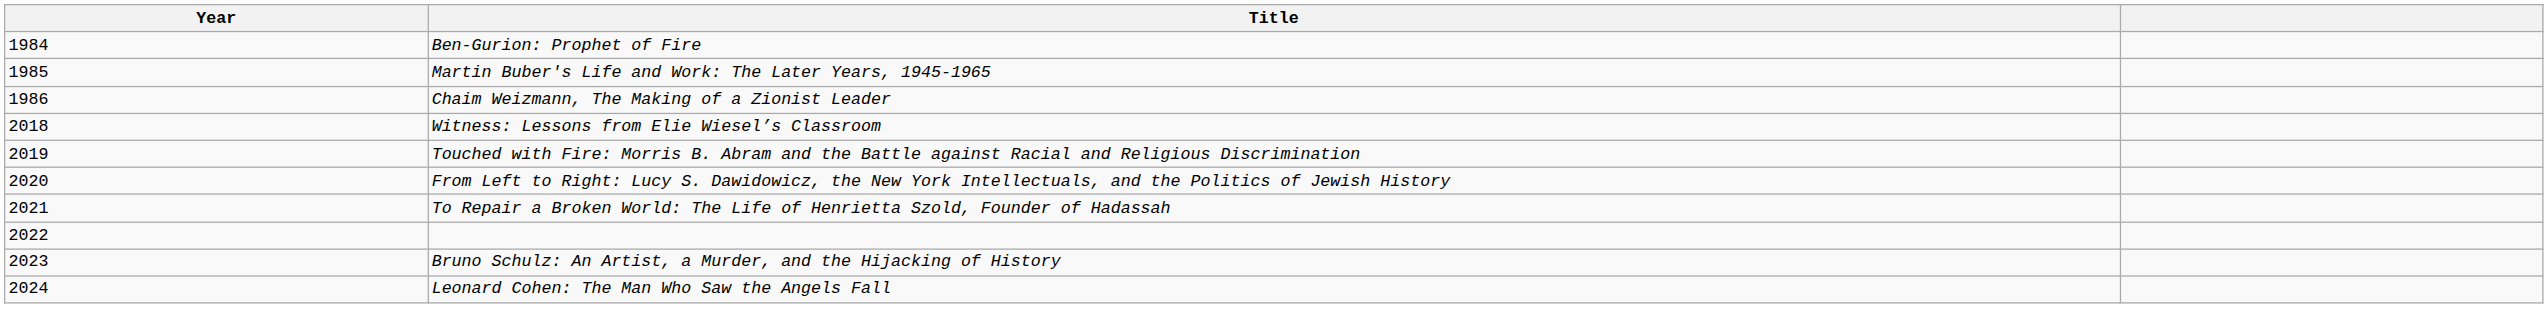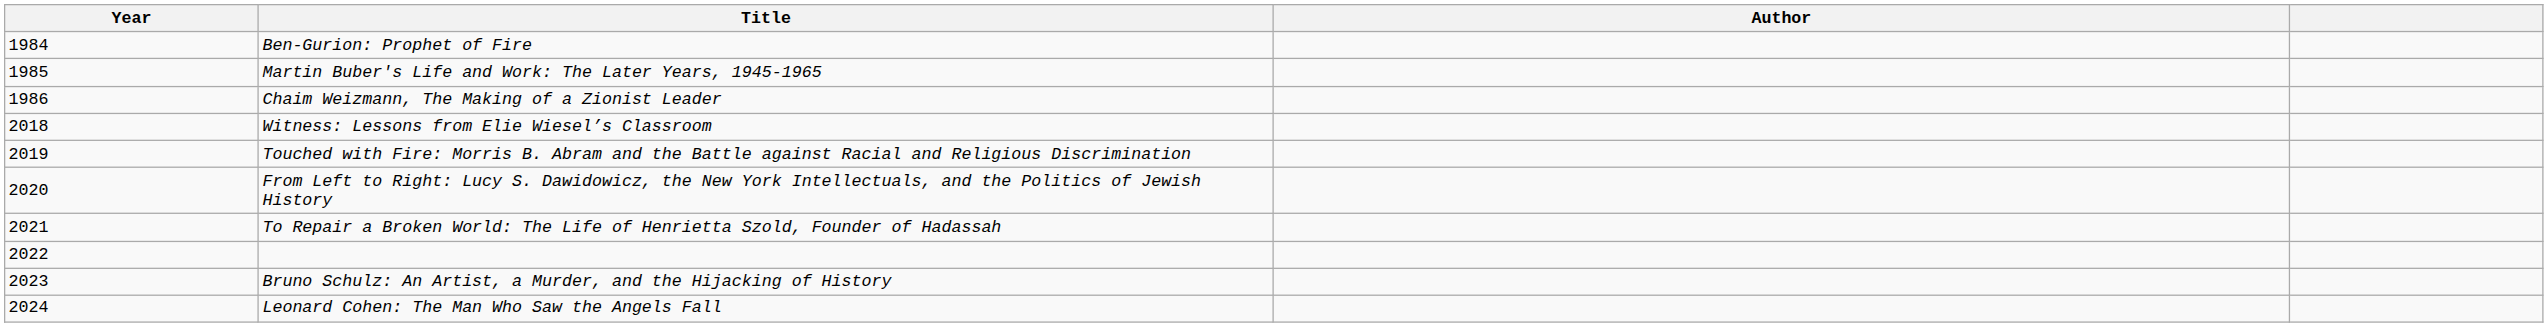+ column: (1781, 18)
